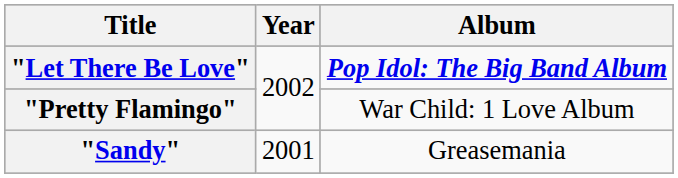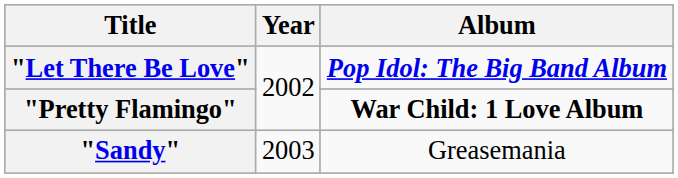(497, 109) normal -> (497, 109) bold
(288, 151) 2001 -> (288, 151) 2003
